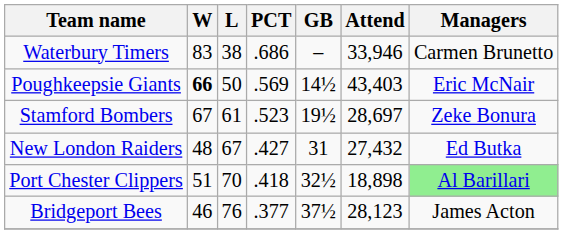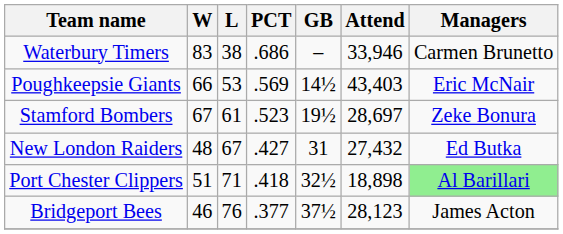(202, 84) bold -> (202, 84) normal
(232, 84) 50 -> (232, 84) 53
(232, 180) 70 -> (232, 180) 71
